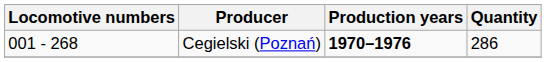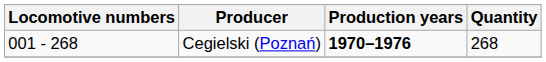(484, 43) 286 -> (484, 43) 268
